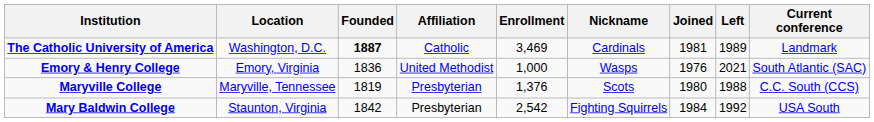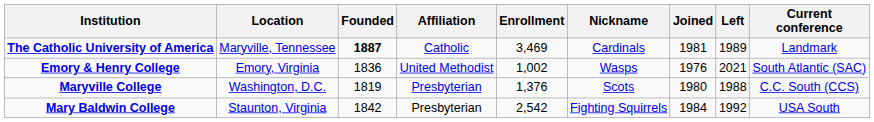(277, 48) Washington, D.C. -> (277, 48) Maryville, Tennessee
(532, 68) 1,000 -> (532, 68) 1,002
(277, 87) Maryville, Tennessee -> (277, 87) Washington, D.C.
